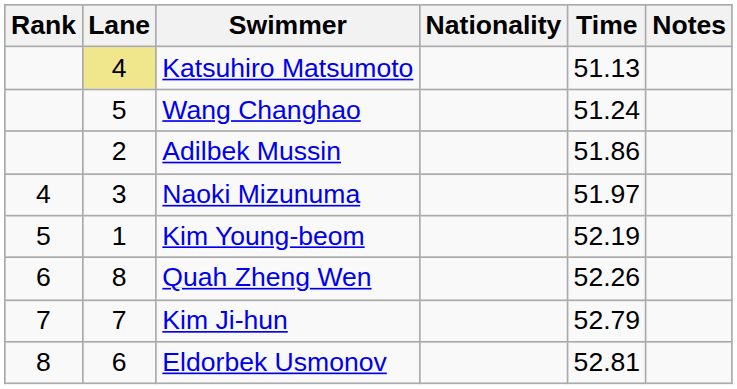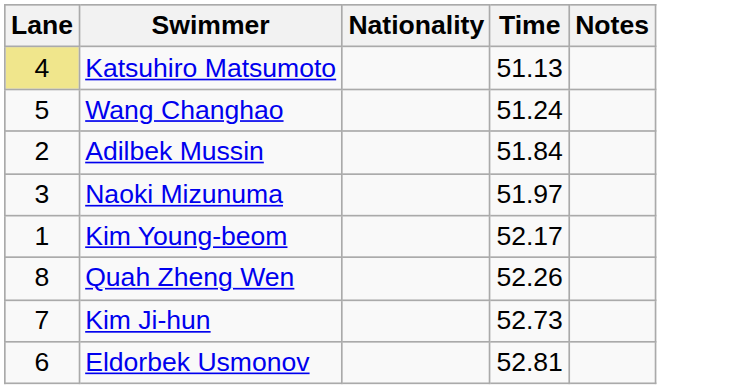- column: (43, 25)
(607, 151) 51.86 -> (530, 151) 51.84
(607, 236) 52.19 -> (530, 236) 52.17
(607, 320) 52.79 -> (530, 320) 52.73
